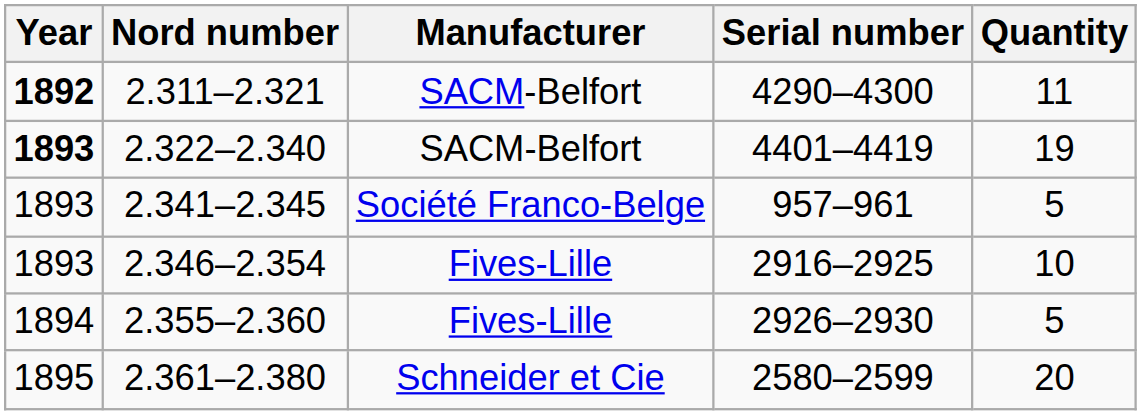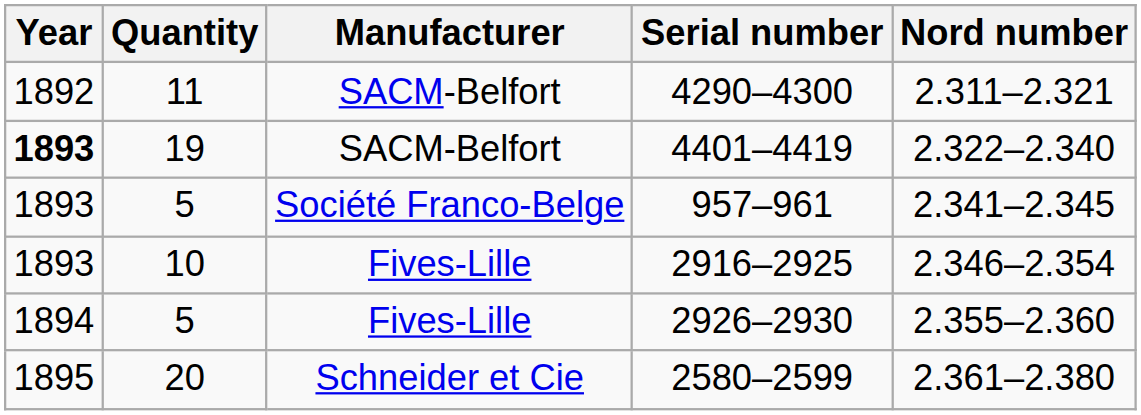columns swapped: (1054, 33) <-> (225, 33)
(54, 90) bold -> (54, 90) normal
